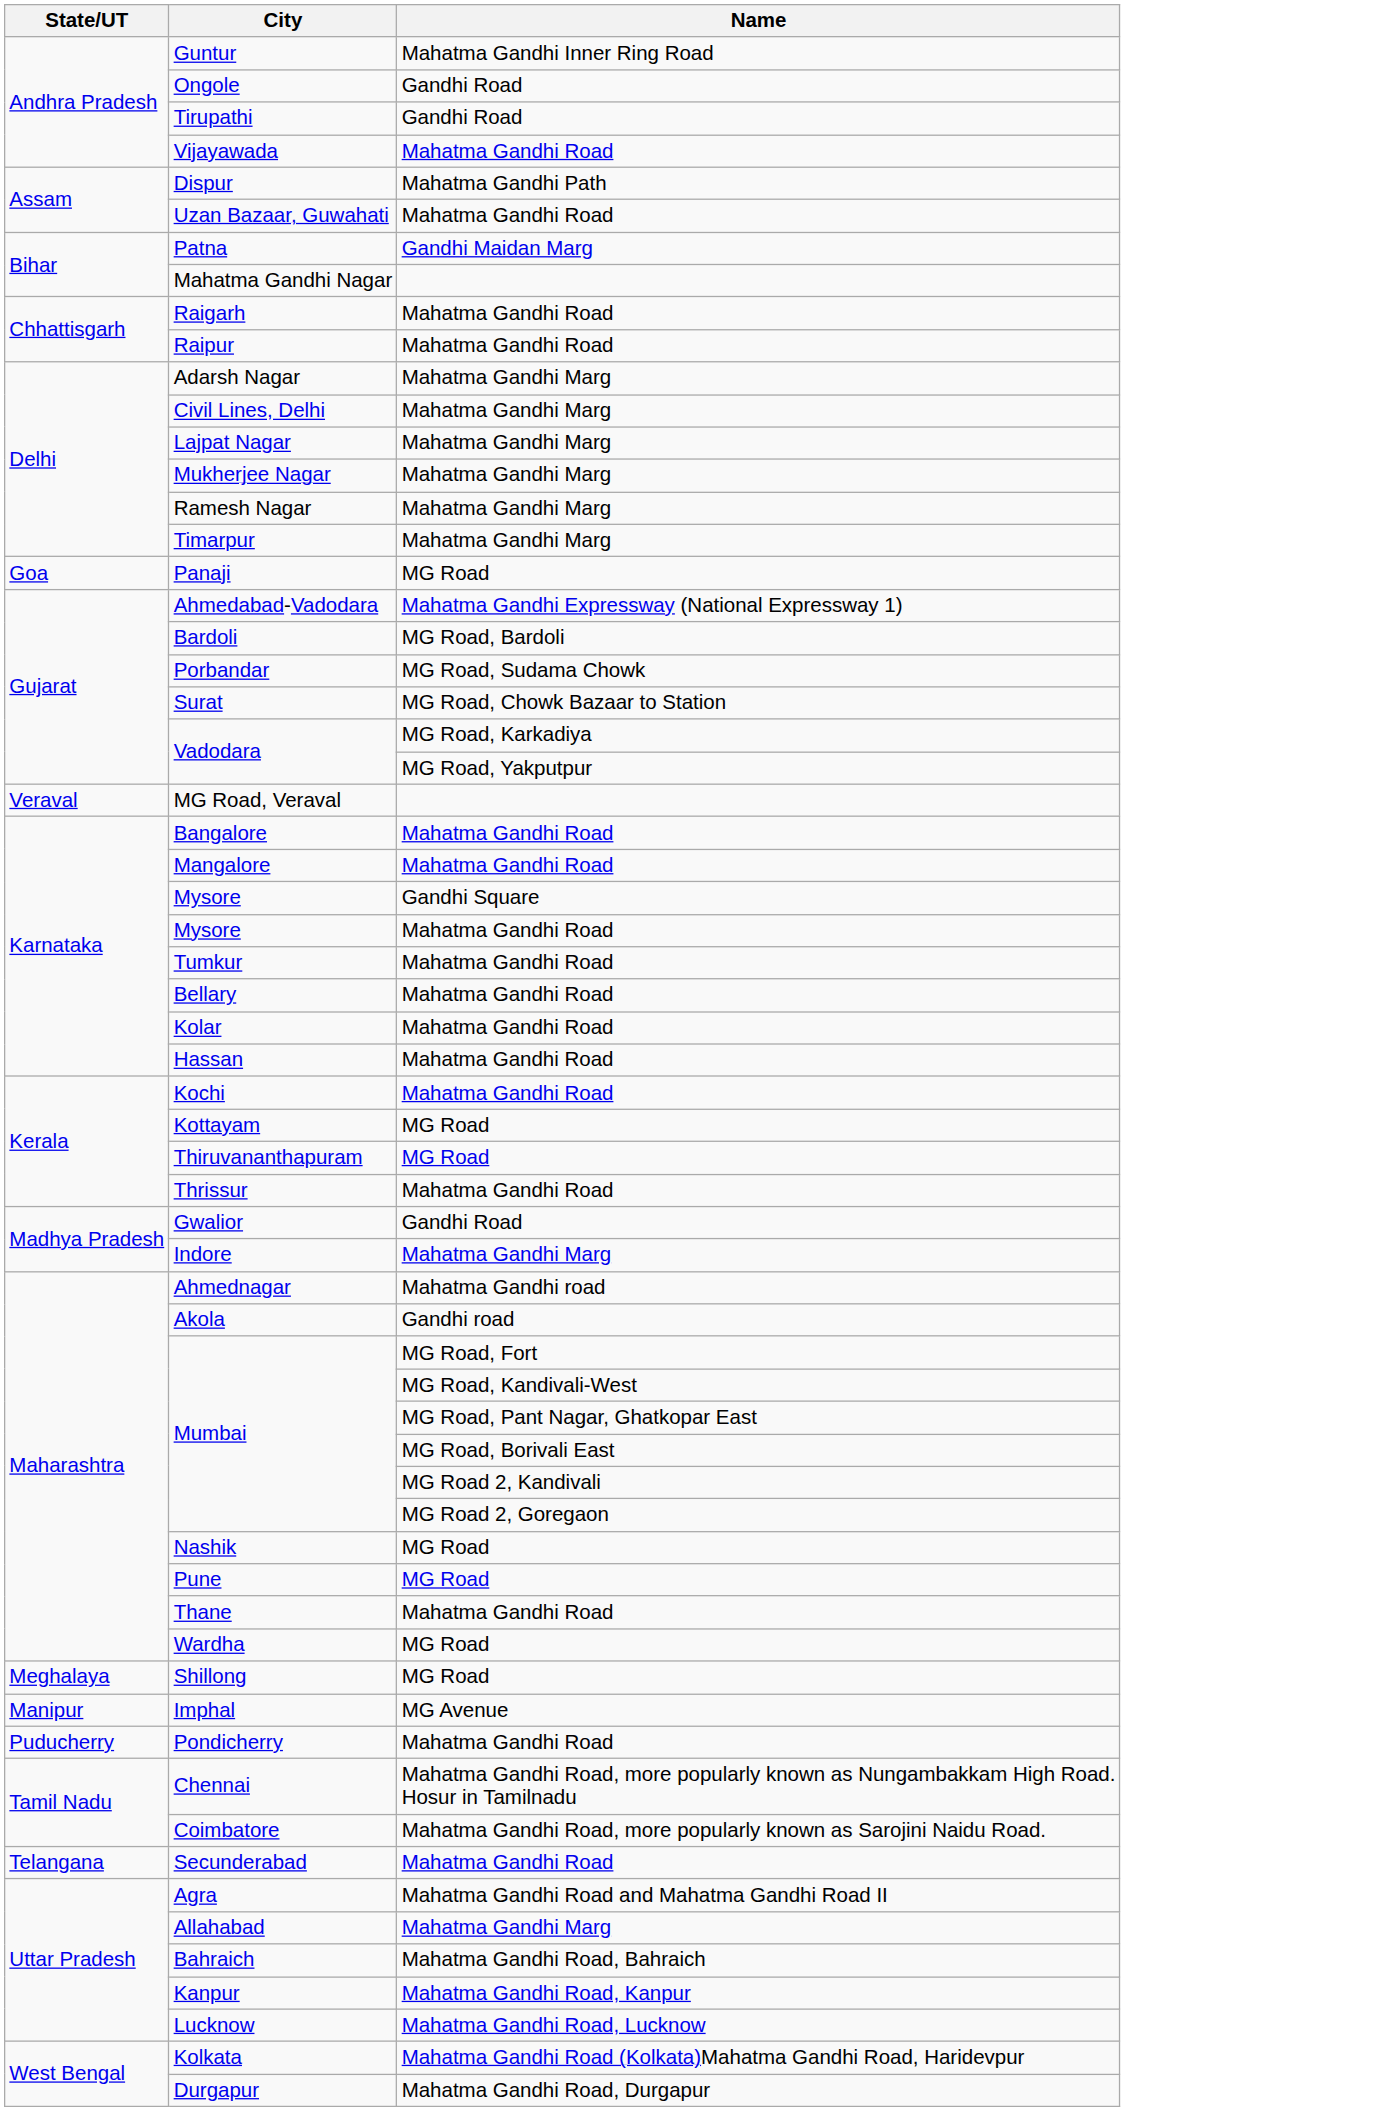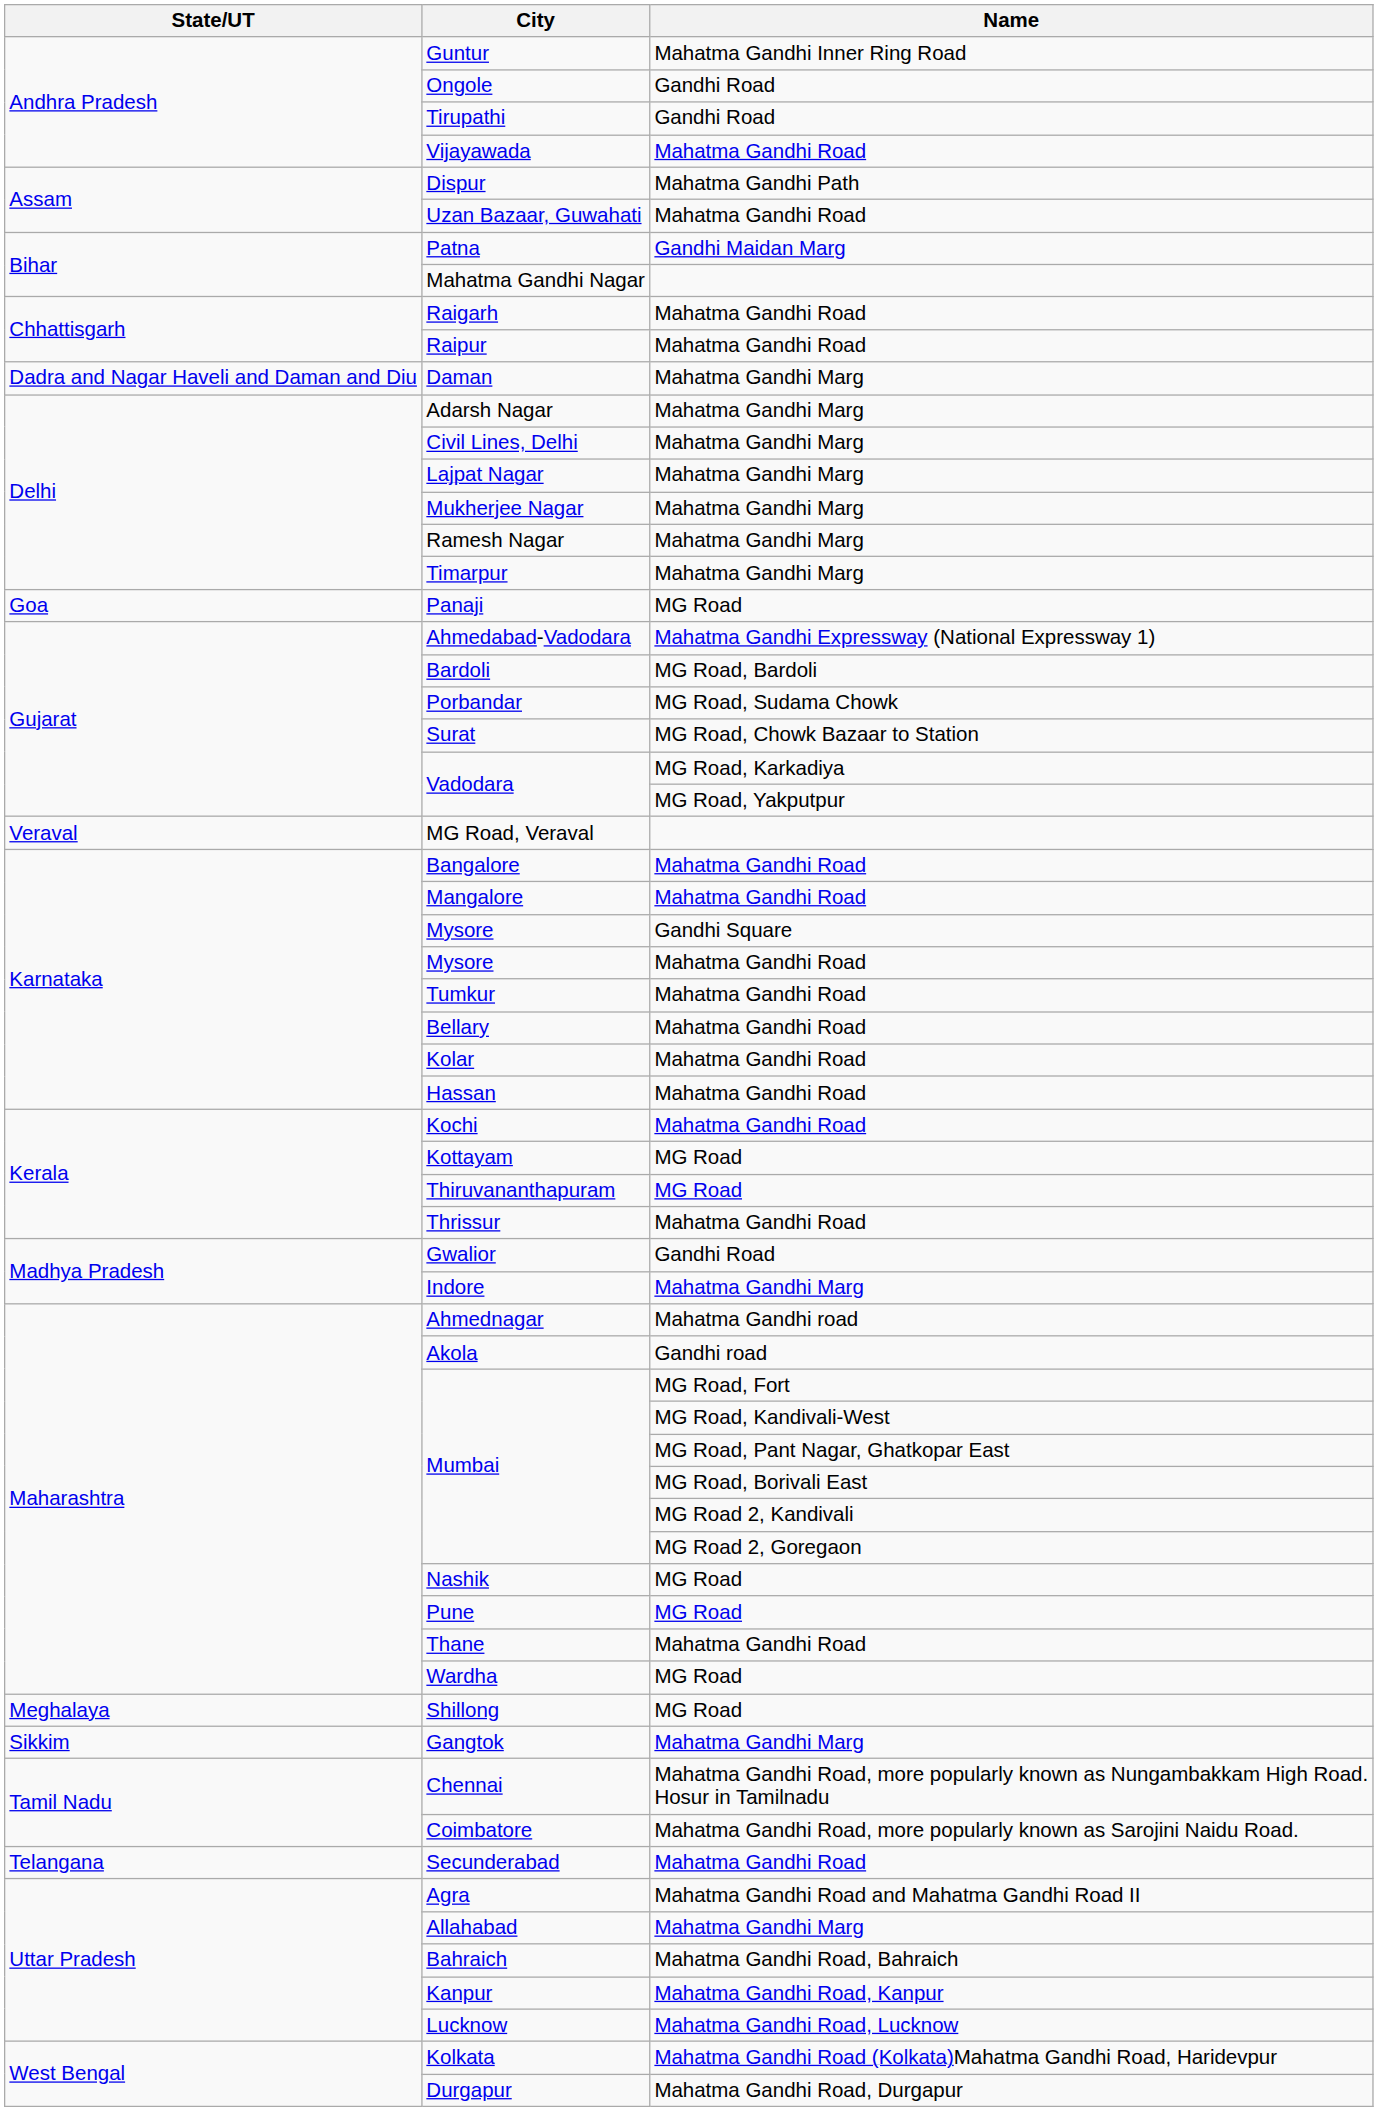+ row: (459, 378)
- row: (204, 1709)
- row: (228, 1742)
+ row: (465, 1742)
